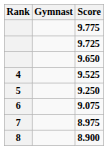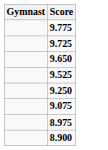- column: (18, 12)
